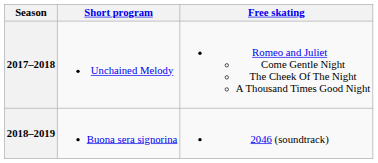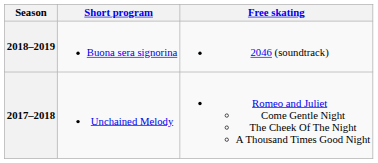rows swapped: (31, 133) <-> (31, 64)
